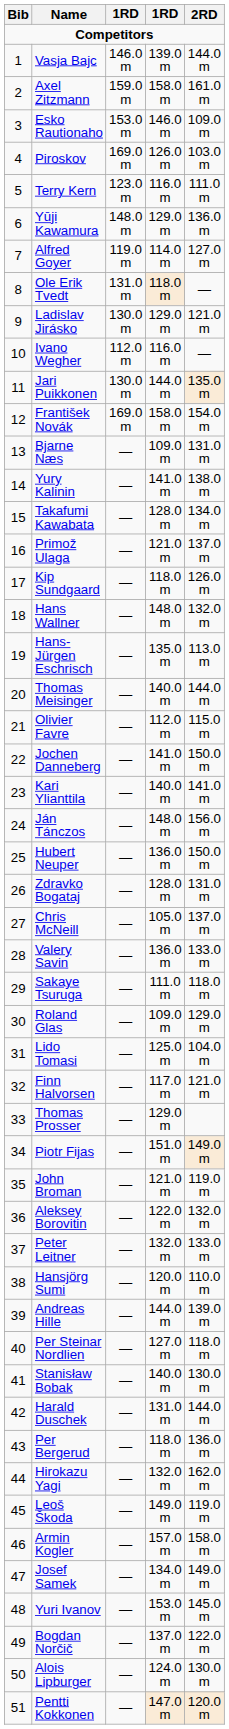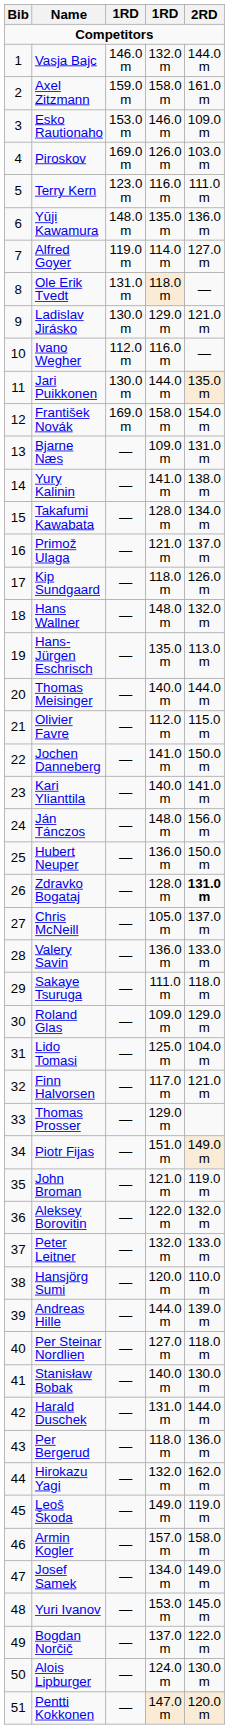(165, 60) 139.0 m -> (165, 60) 132.0 m
(165, 223) 129.0 m -> (165, 223) 135.0 m
(204, 890) normal -> (204, 890) bold
